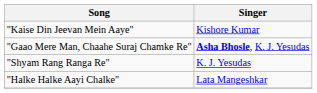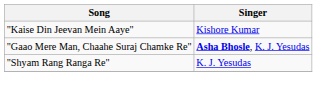- row: (63, 80)
